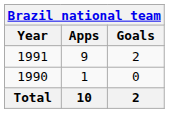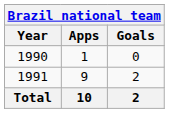rows swapped: (33, 77) <-> (33, 56)
